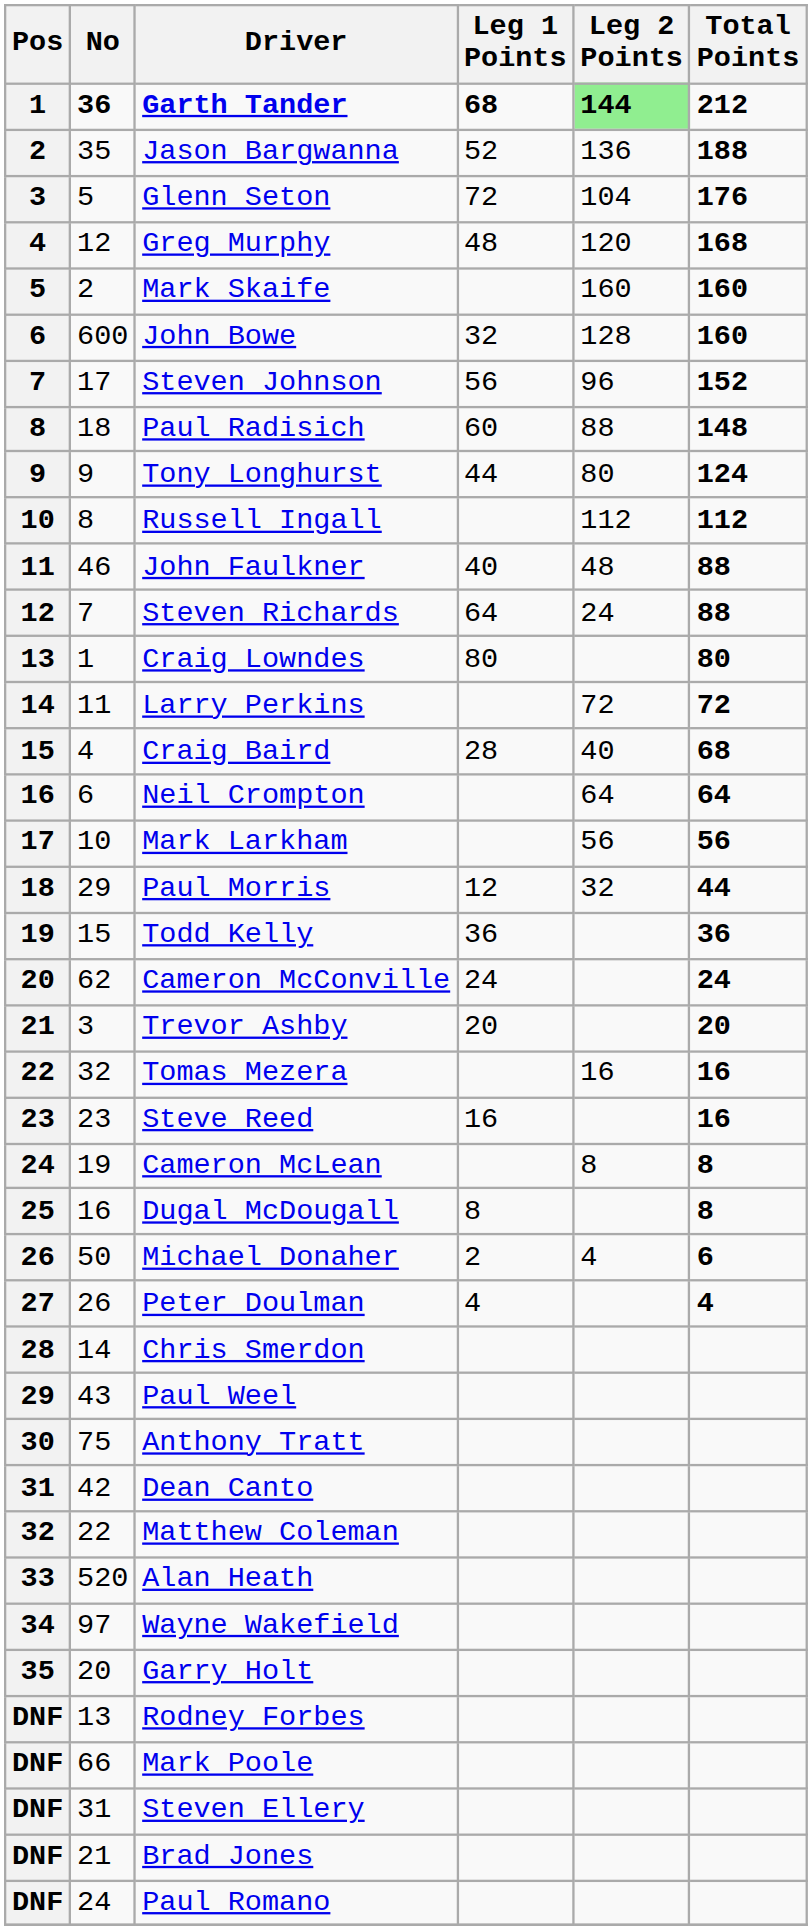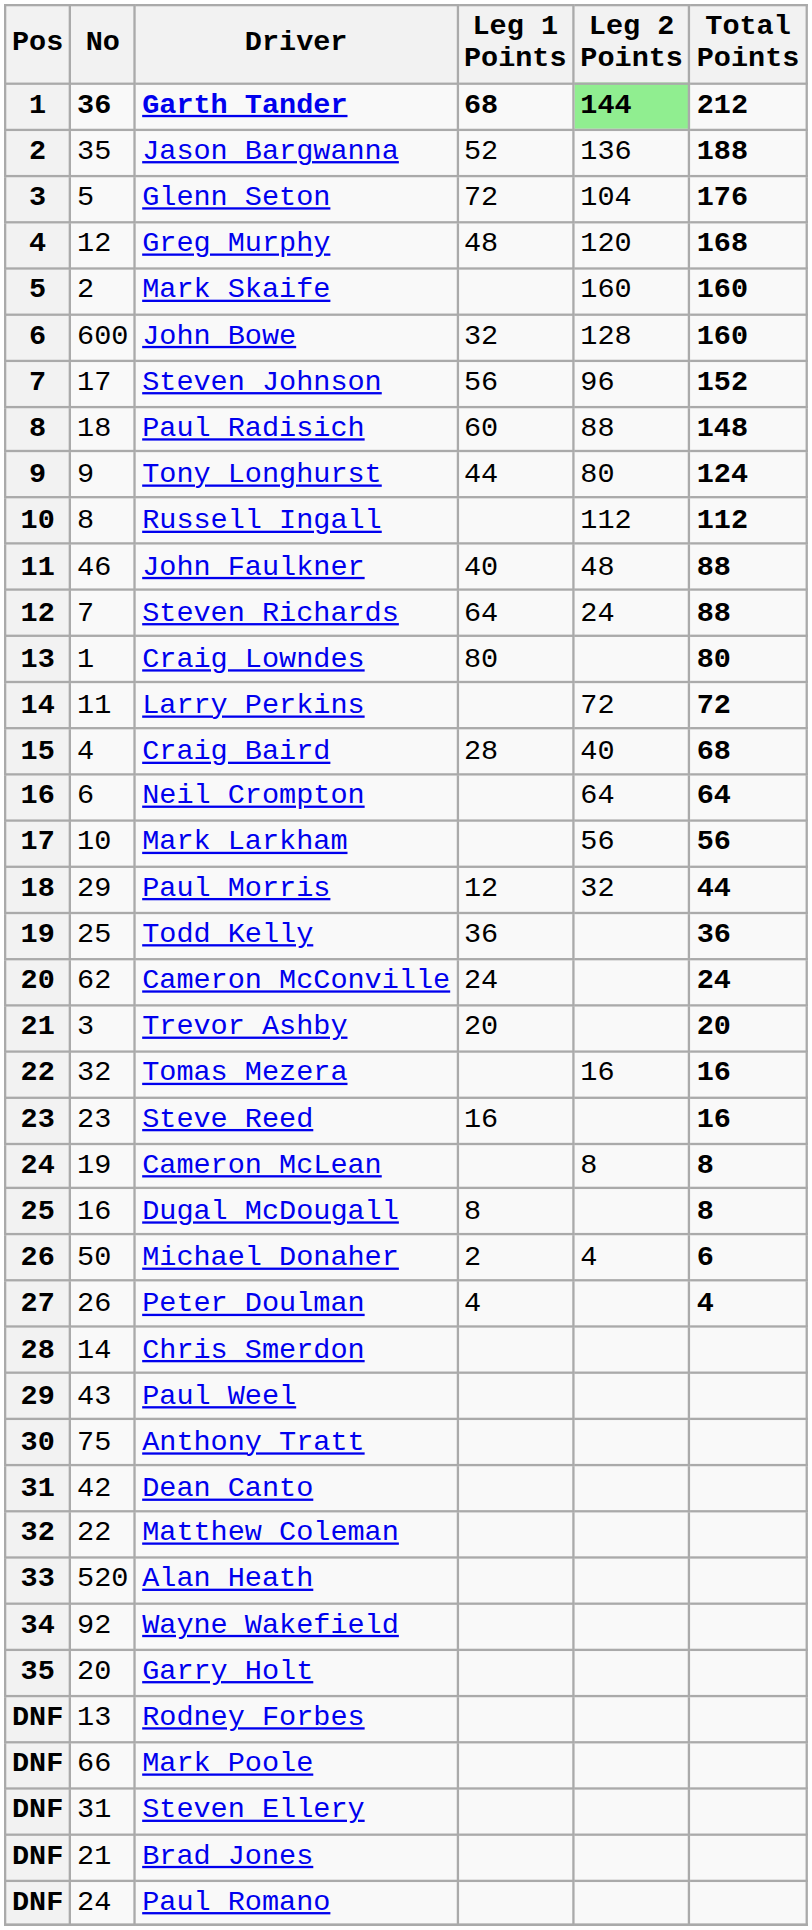(94, 936) 15 -> (94, 936) 25
(94, 1627) 97 -> (94, 1627) 92
